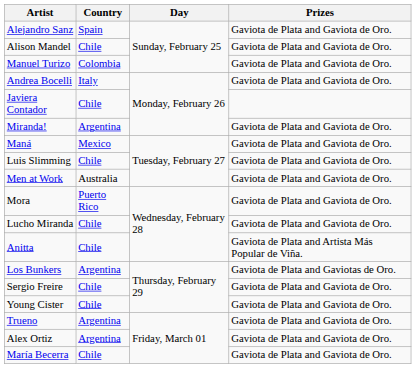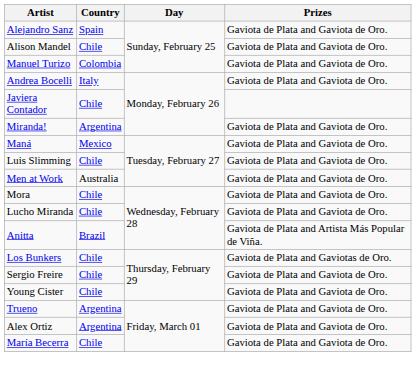(92, 201) Puerto Rico -> (91, 195) Chile
(90, 247) Chile -> (92, 235) Brazil
(100, 270) Argentina -> (91, 258) Chile
